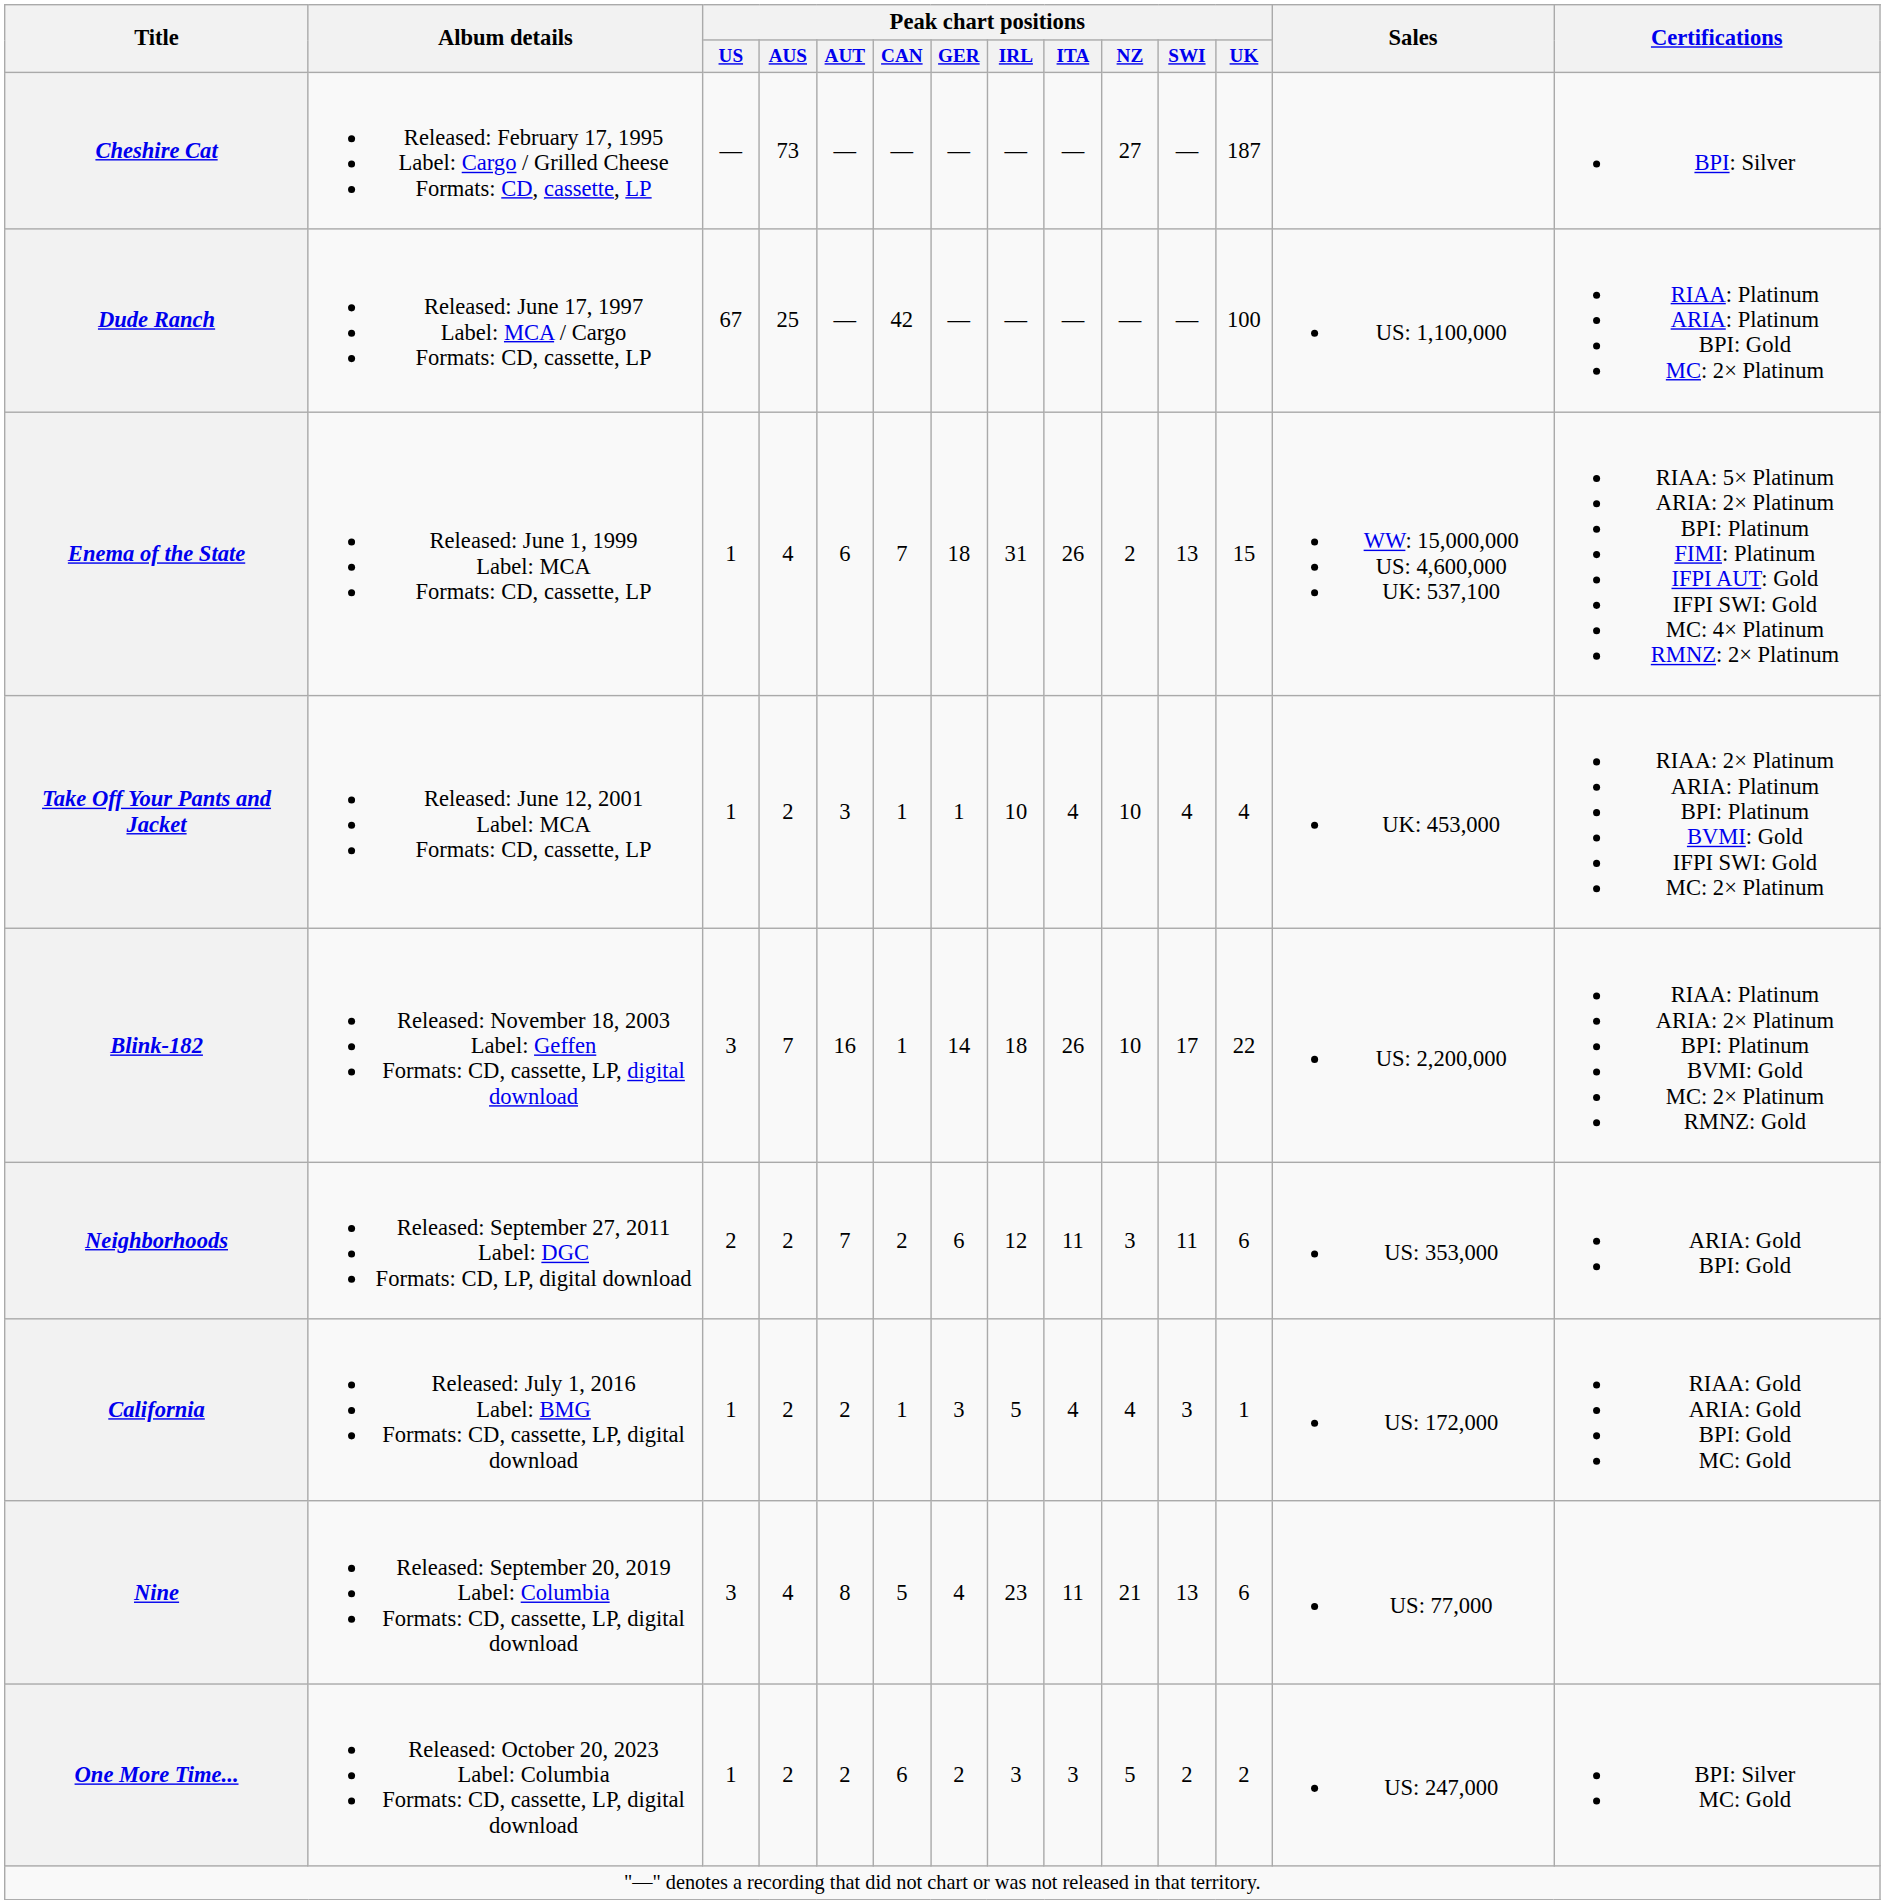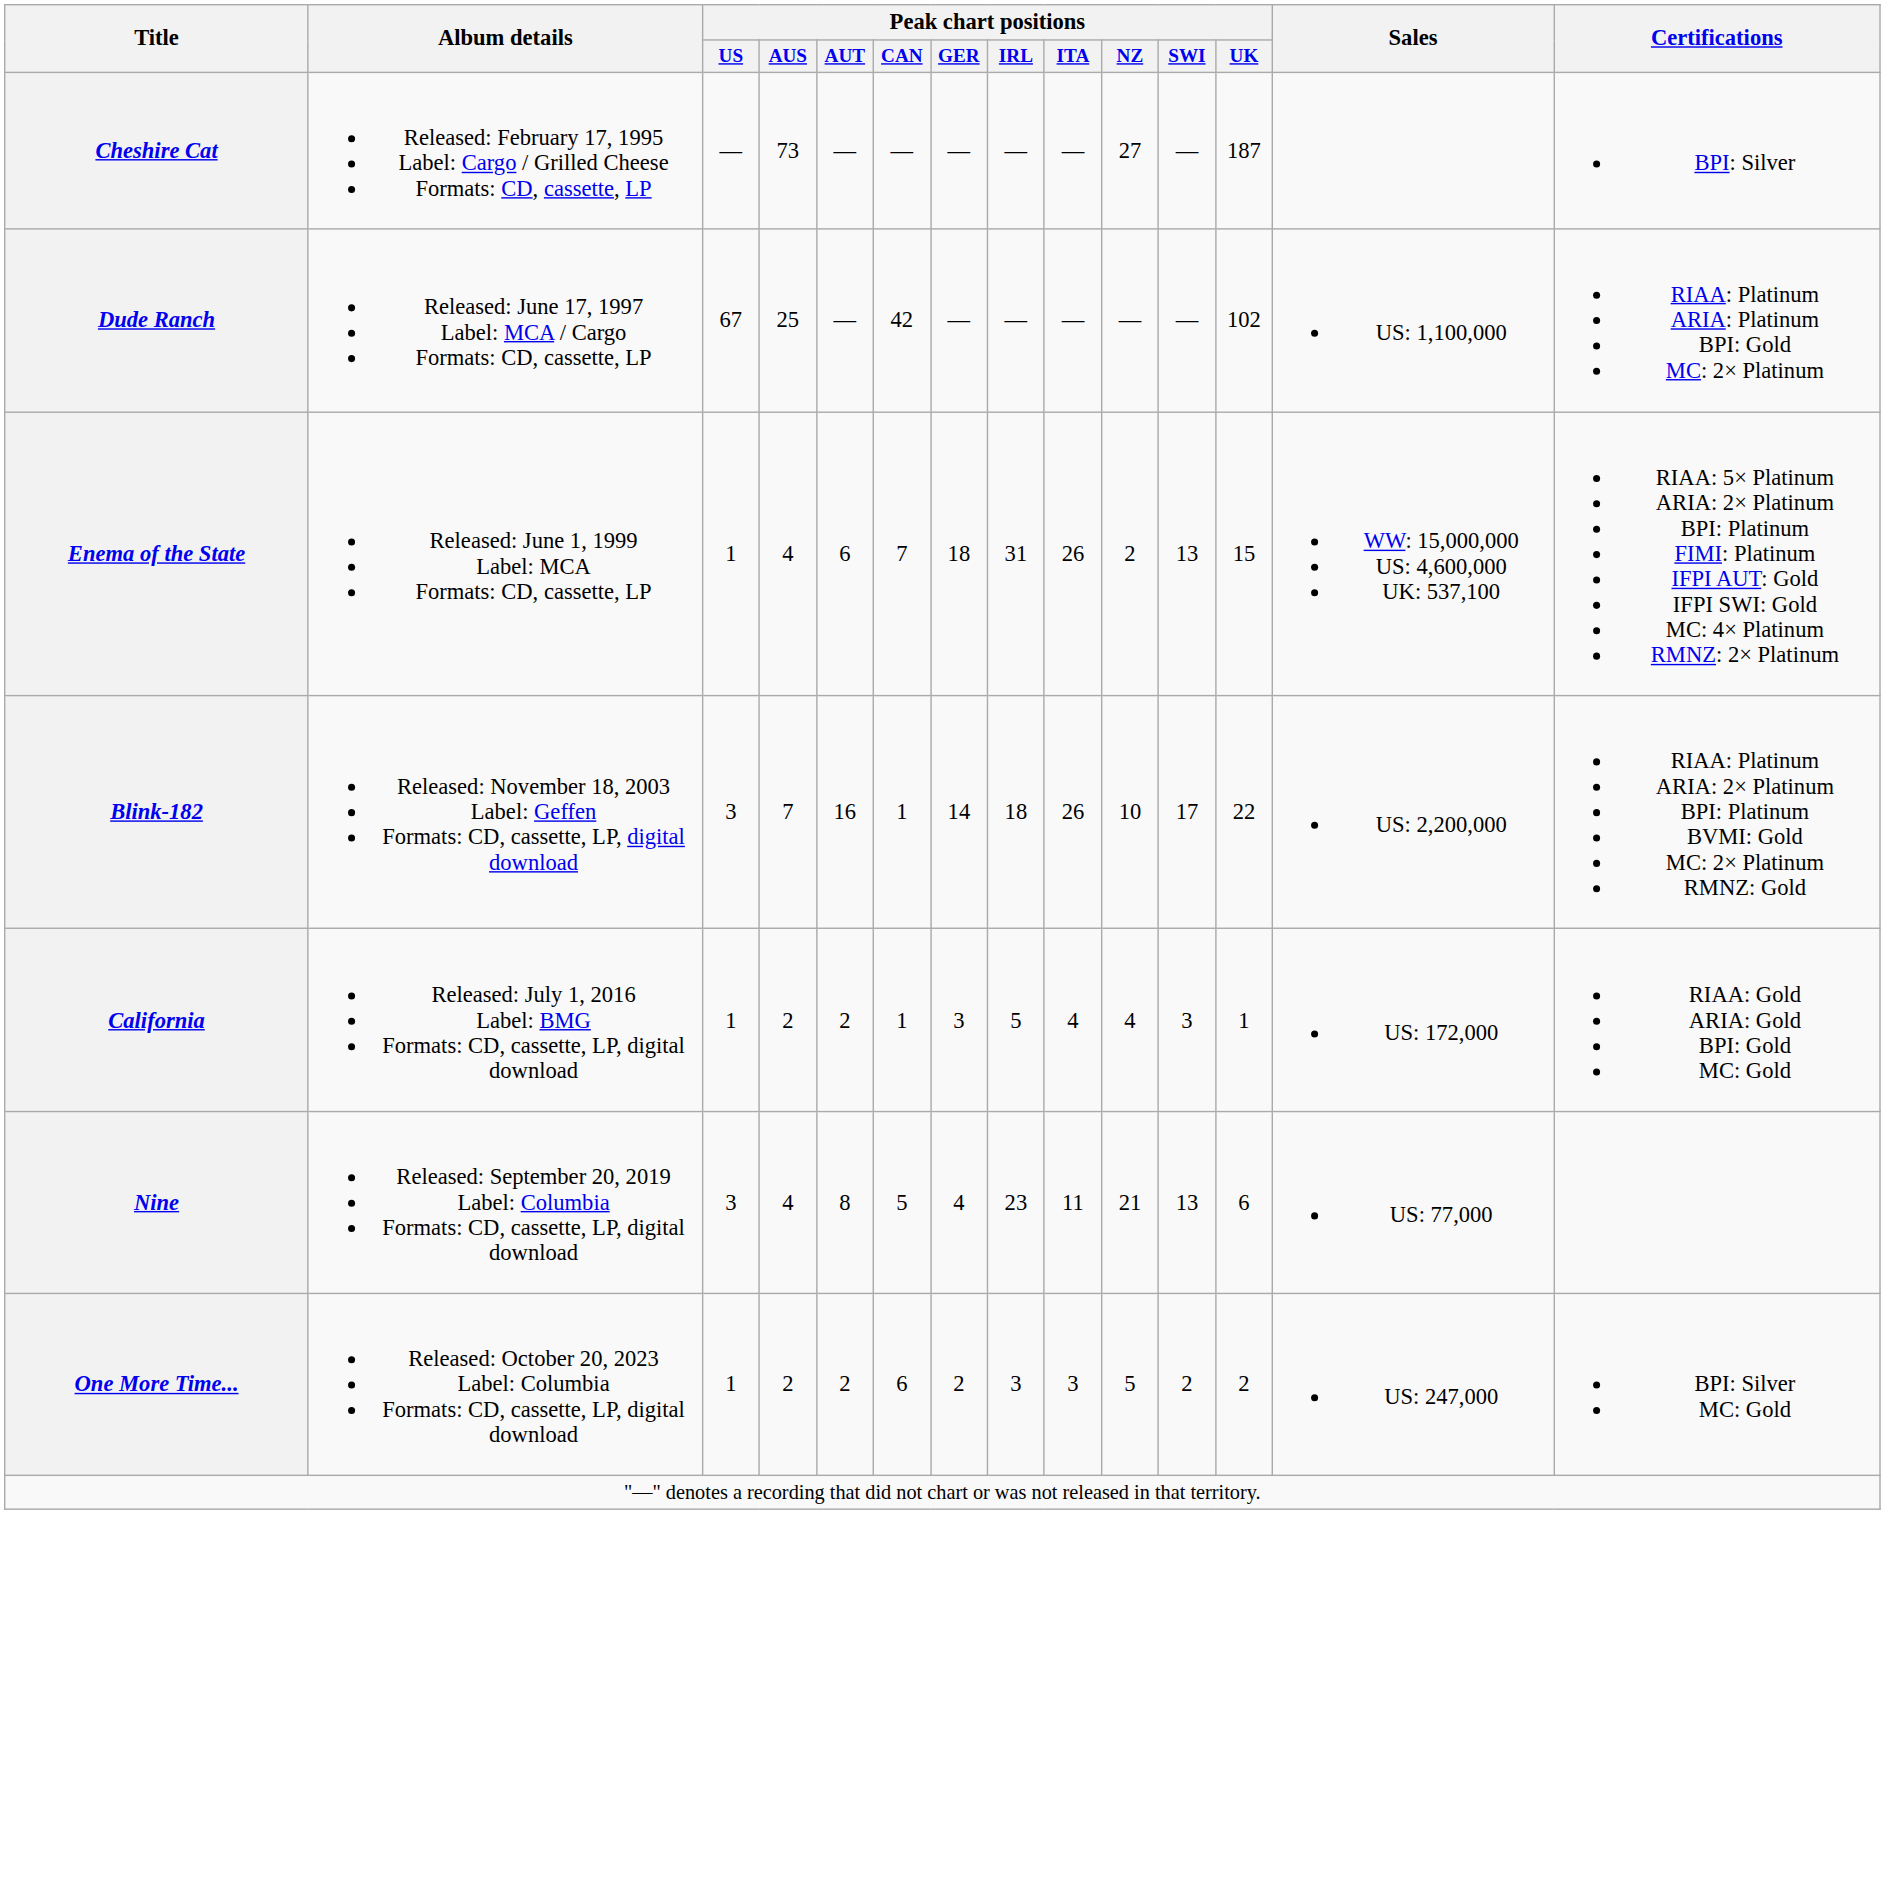(1244, 320) 100 -> (1244, 320) 102
- row: (157, 811)
- row: (157, 1240)
